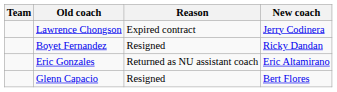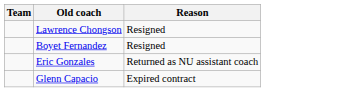- column: (296, 12)
(161, 29) Expired contract -> (146, 29) Resigned
(146, 78) Resigned -> (161, 78) Expired contract
